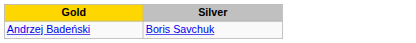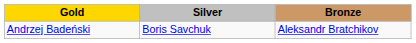+ column: (343, 13)
